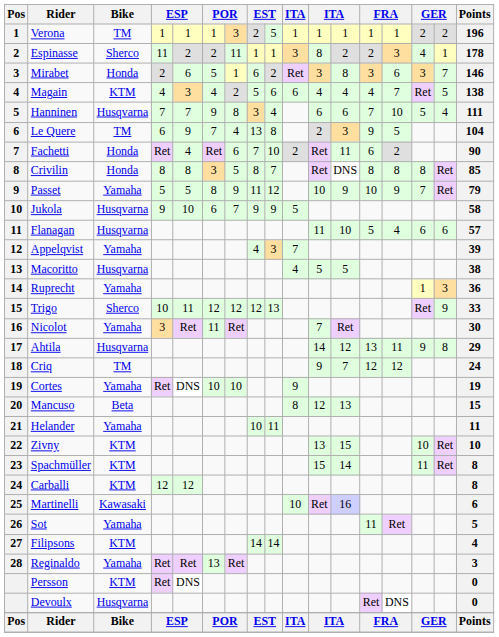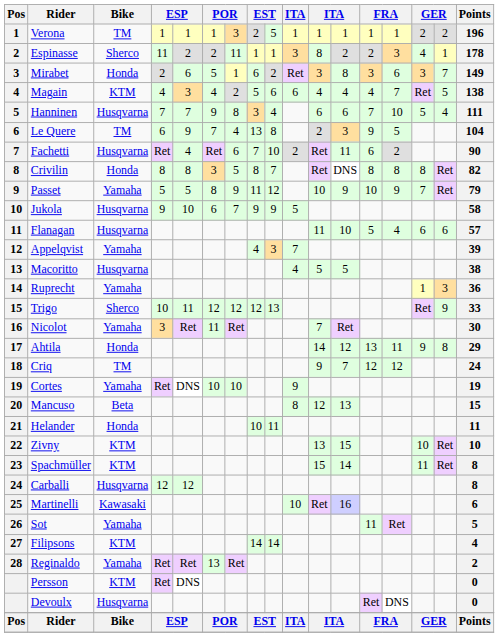(475, 72) 146 -> (475, 72) 149
(122, 151) Honda -> (122, 151) Husqvarna
(475, 171) 85 -> (475, 171) 82
(122, 347) Husqvarna -> (122, 347) Honda
(122, 426) Yamaha -> (122, 426) Honda
(122, 484) KTM -> (122, 484) Husqvarna
(475, 563) 3 -> (475, 563) 2
